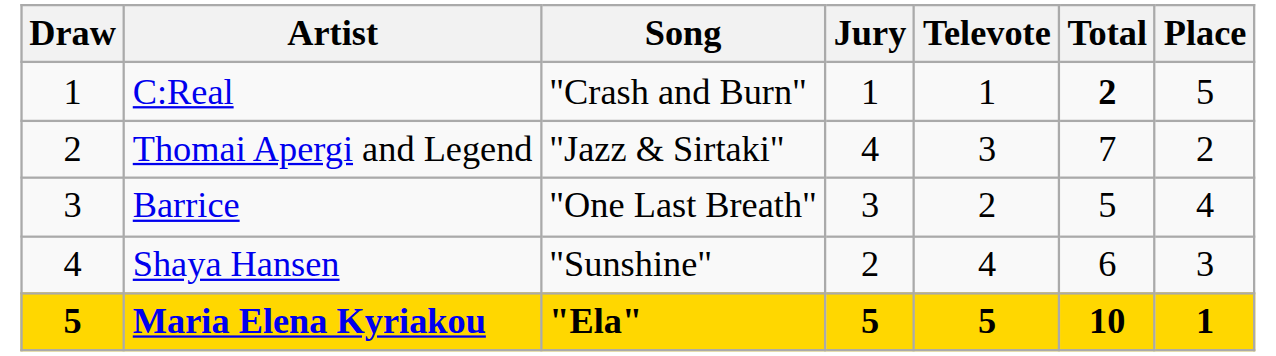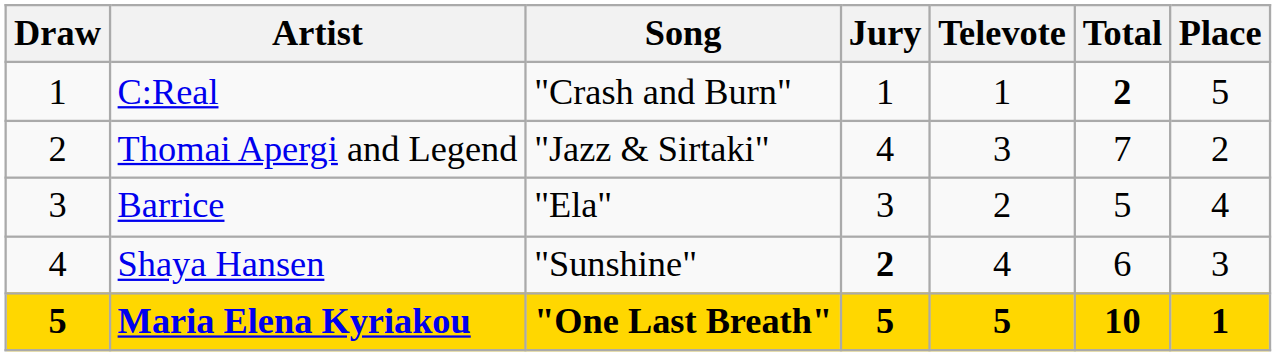(683, 206) "One Last Breath" -> (573, 206) "Ela"
(870, 263) normal -> (885, 263) bold
(596, 321) "Ela" -> (683, 321) "One Last Breath"
